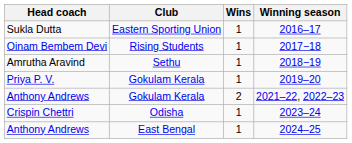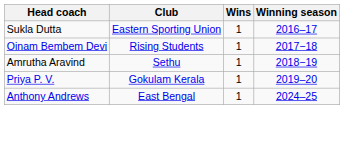- row: (300, 96)
- row: (300, 113)
